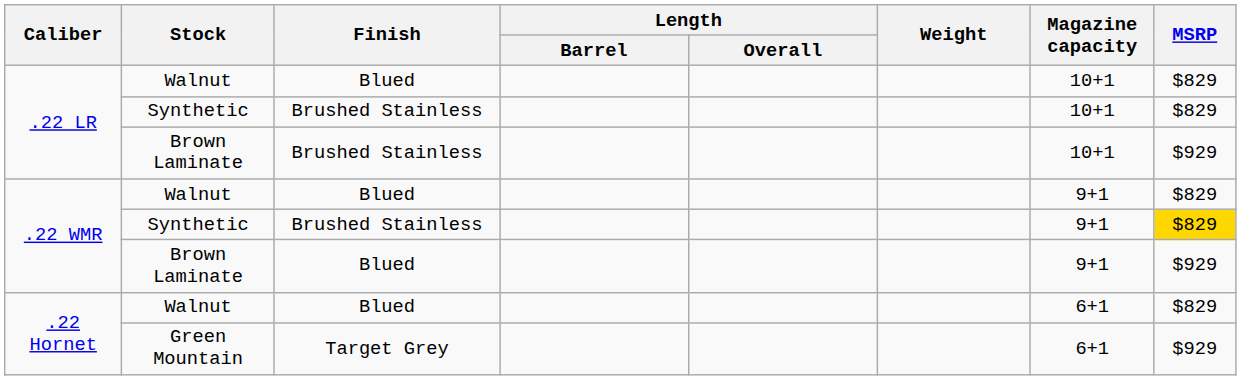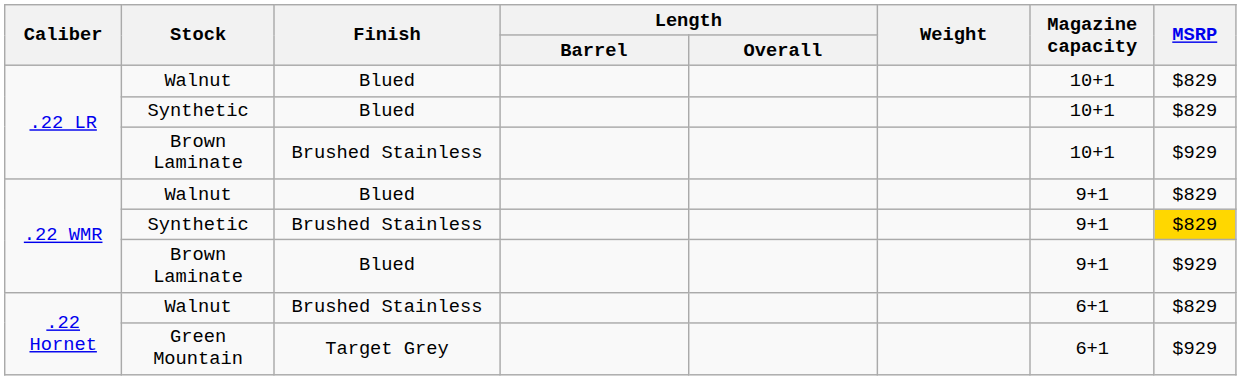(387, 112) Brushed Stainless -> (387, 112) Blued
(387, 307) Blued -> (387, 307) Brushed Stainless
